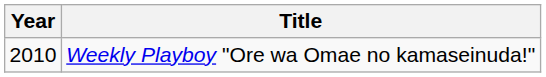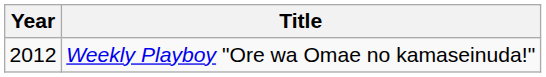(33, 54) 2010 -> (33, 54) 2012
